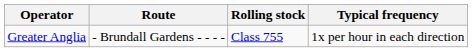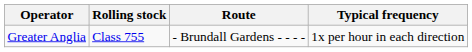columns swapped: (159, 15) <-> (268, 15)
